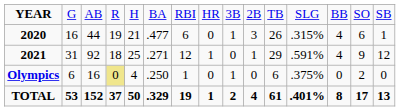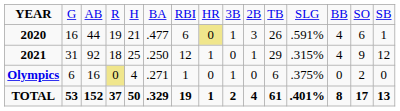(211, 34) no background -> (211, 34) khaki background
(307, 34) .315% -> (307, 34) .591%
(158, 55) .271 -> (158, 55) .250
(307, 55) .591% -> (307, 55) .315%
(158, 75) .250 -> (158, 75) .271
